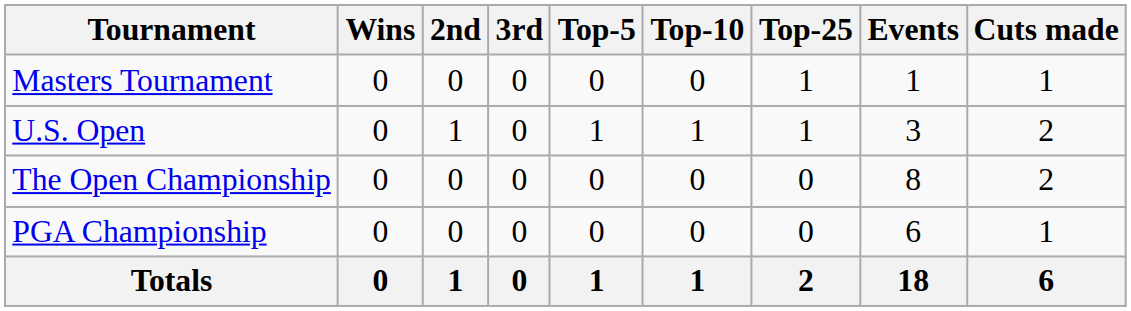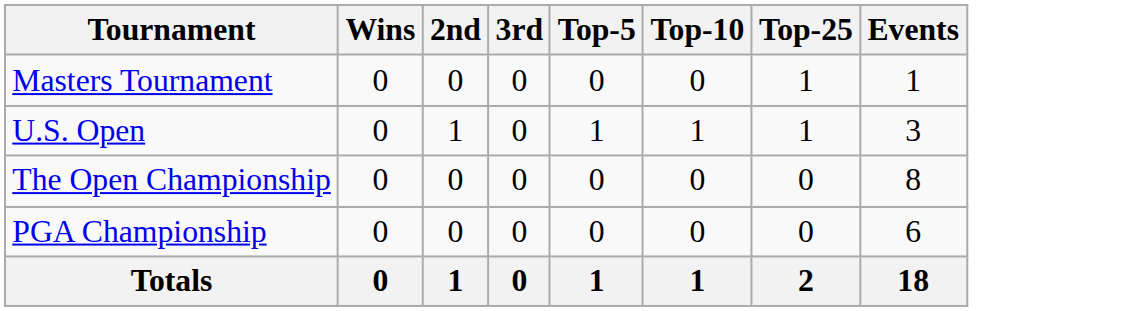- column: (1046, 29)
